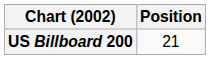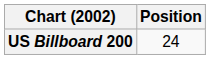(171, 41) 21 -> (171, 41) 24
